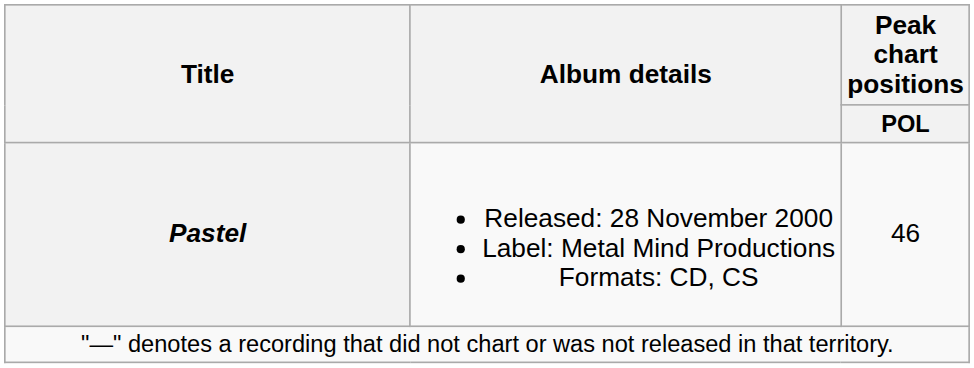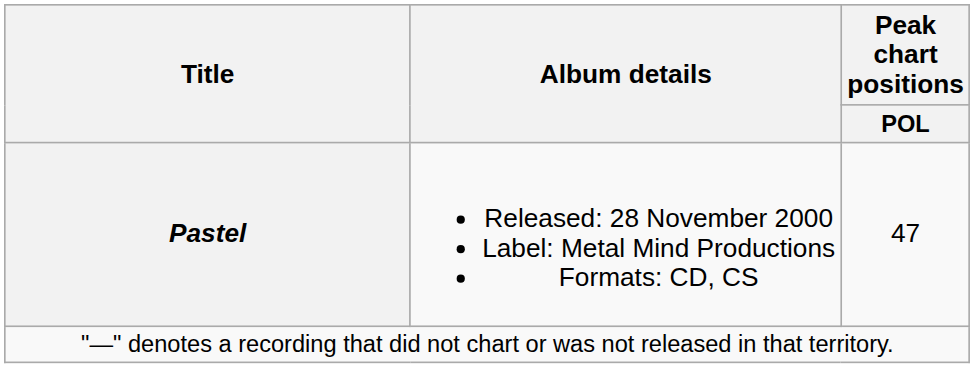(906, 233) 46 -> (906, 233) 47
